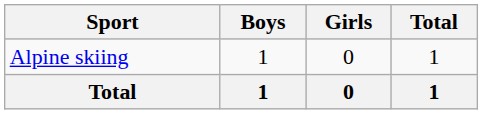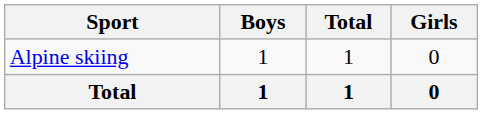columns swapped: (348, 21) <-> (434, 21)
